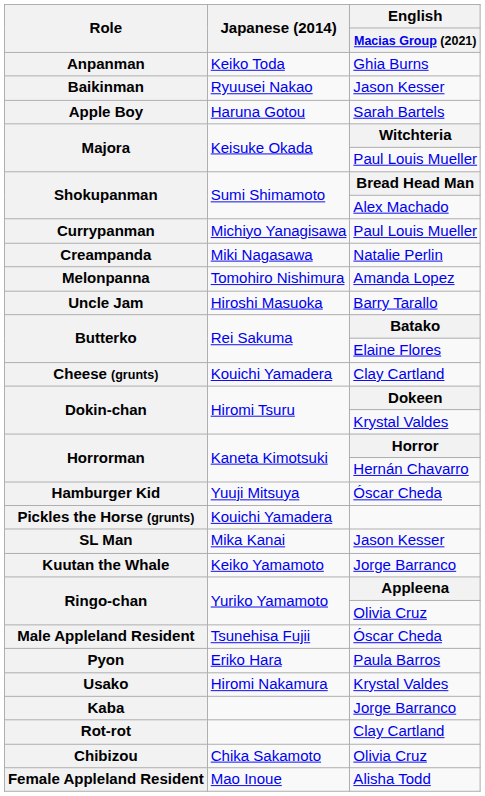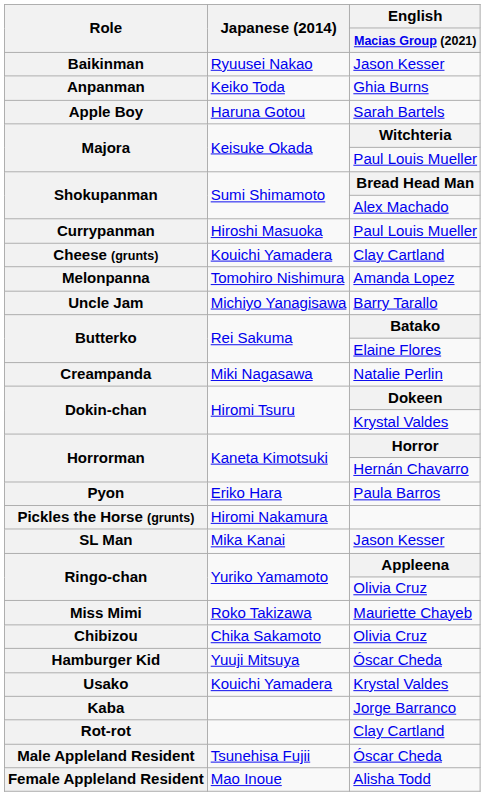rows swapped: (106, 64) <-> (106, 87)
(279, 231) Michiyo Yanagisawa -> (267, 231) Hiroshi Masuoka
rows swapped: (106, 254) <-> (106, 374)
(267, 302) Hiroshi Masuoka -> (279, 302) Michiyo Yanagisawa
rows swapped: (106, 493) <-> (106, 660)
(271, 517) Kouichi Yamadera -> (269, 517) Hiromi Nakamura
- row: (106, 565)
+ row: (106, 612)
rows swapped: (106, 755) <-> (106, 636)
(269, 684) Hiromi Nakamura -> (271, 684) Kouichi Yamadera
